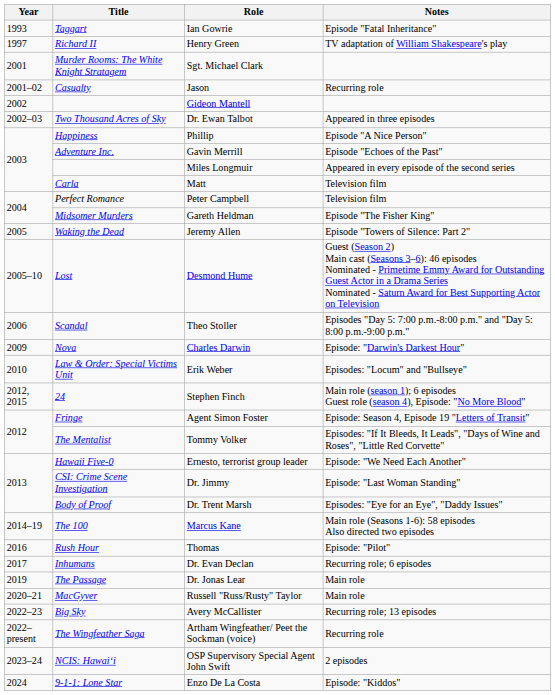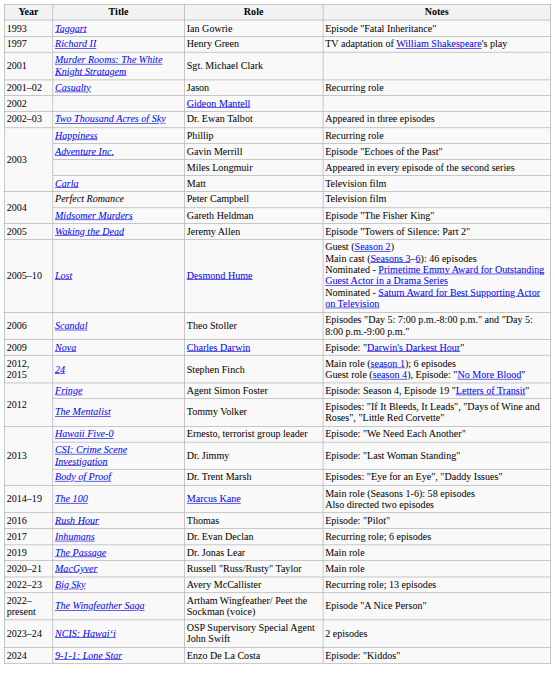(376, 135) Episode "A Nice Person" -> (354, 135) Recurring role
- row: (210, 369)
(354, 633) Recurring role -> (376, 606) Episode "A Nice Person"
